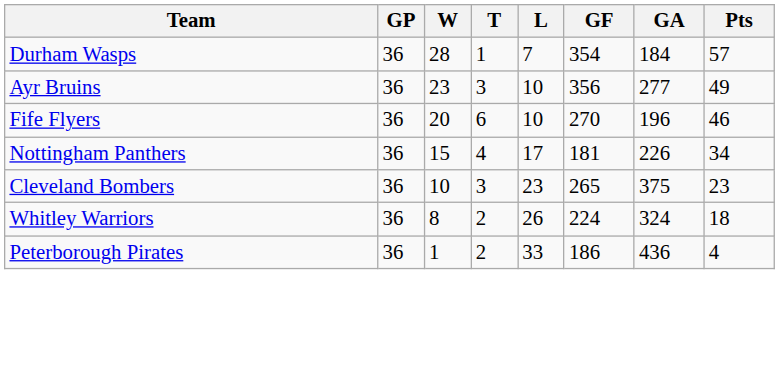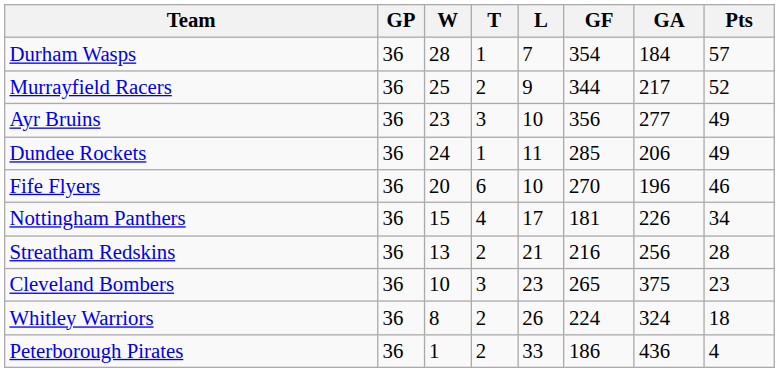+ row: (91, 86)
+ row: (78, 152)
+ row: (92, 251)
